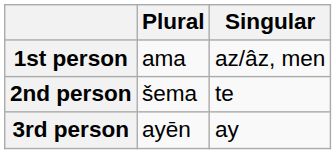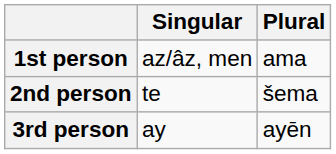columns swapped: (270, 22) <-> (173, 22)
